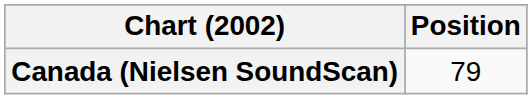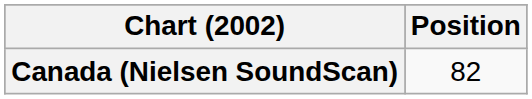(466, 70) 79 -> (466, 70) 82
